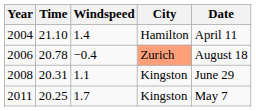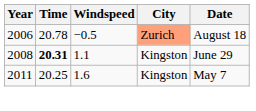- row: (20, 34)
(85, 55) −0.4 -> (85, 34) −0.5
(53, 75) normal -> (53, 55) bold
(82, 95) 1.7 -> (82, 75) 1.6
